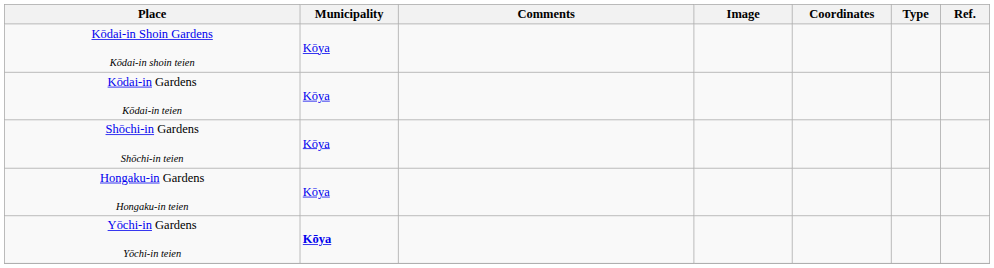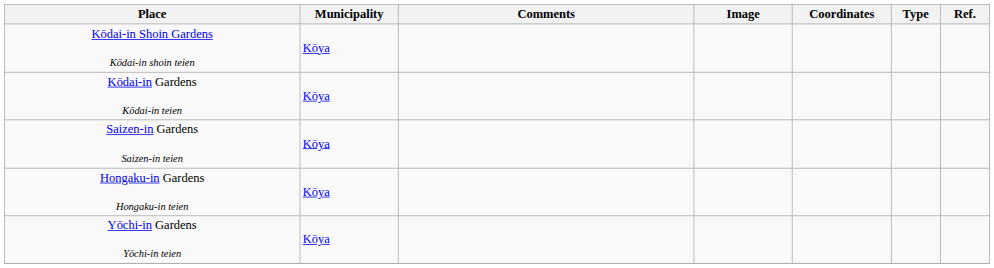+ row: (152, 143)
- row: (152, 143)
(317, 239) bold -> (316, 239) normal
